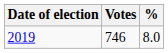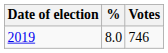columns swapped: (121, 15) <-> (151, 15)
